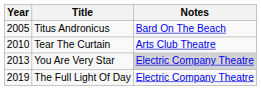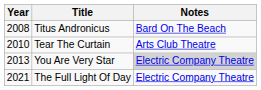(18, 28) 2005 -> (18, 28) 2008
(18, 77) 2019 -> (18, 77) 2021
